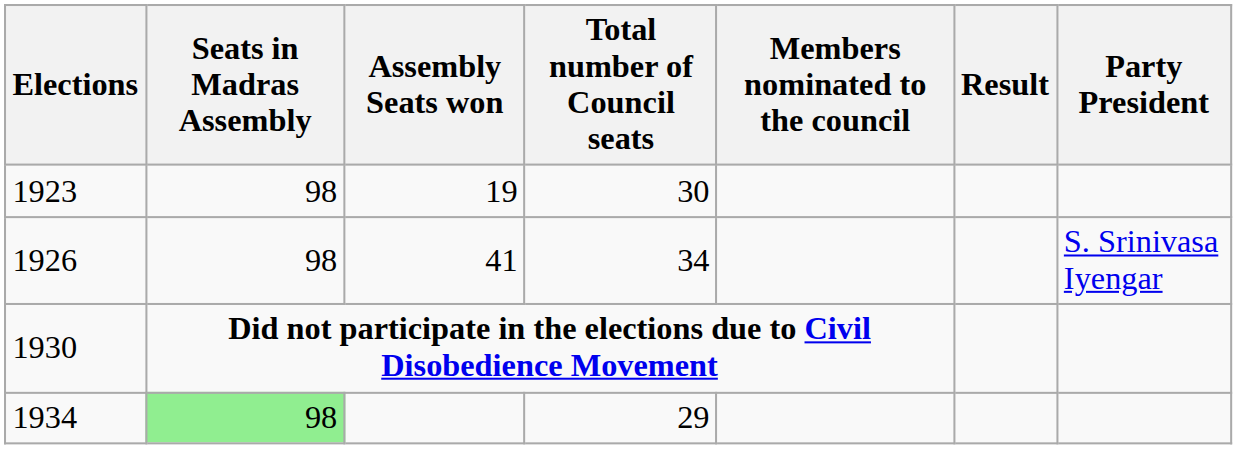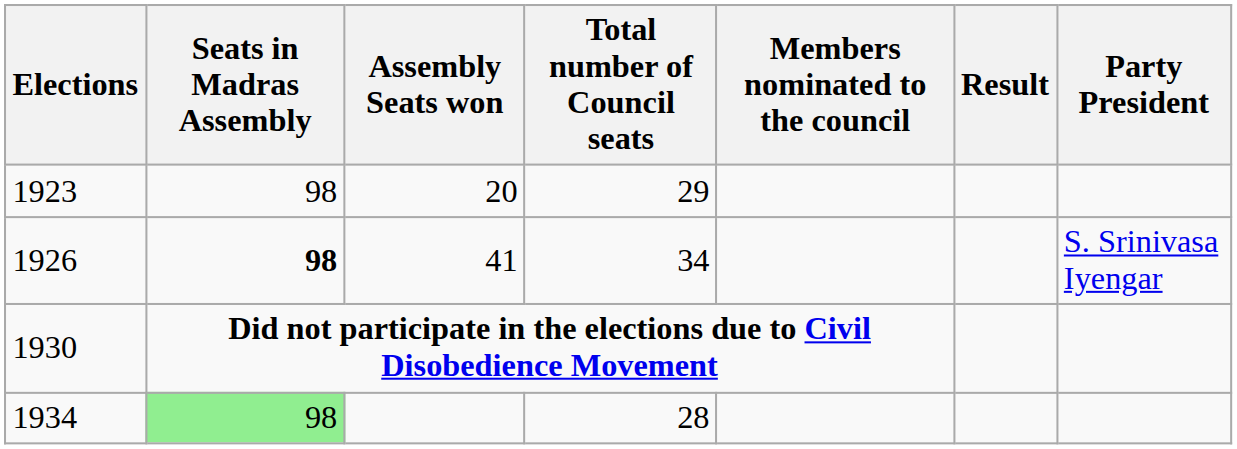(501, 190) 19 -> (501, 190) 20
(693, 190) 30 -> (693, 190) 29
(321, 259) normal -> (321, 259) bold
(693, 416) 29 -> (693, 416) 28
